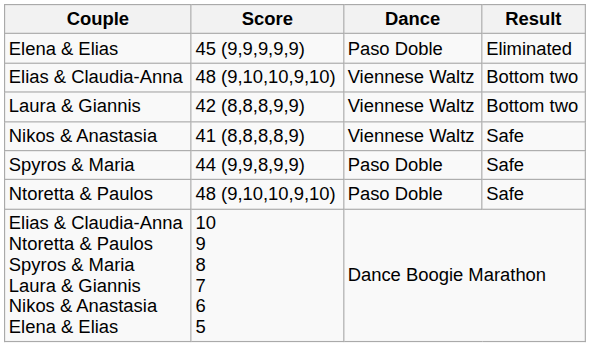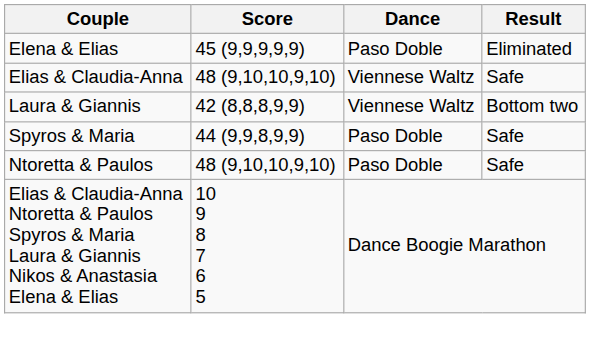(532, 77) Bottom two -> (505, 77) Safe
- row: (83, 135)
